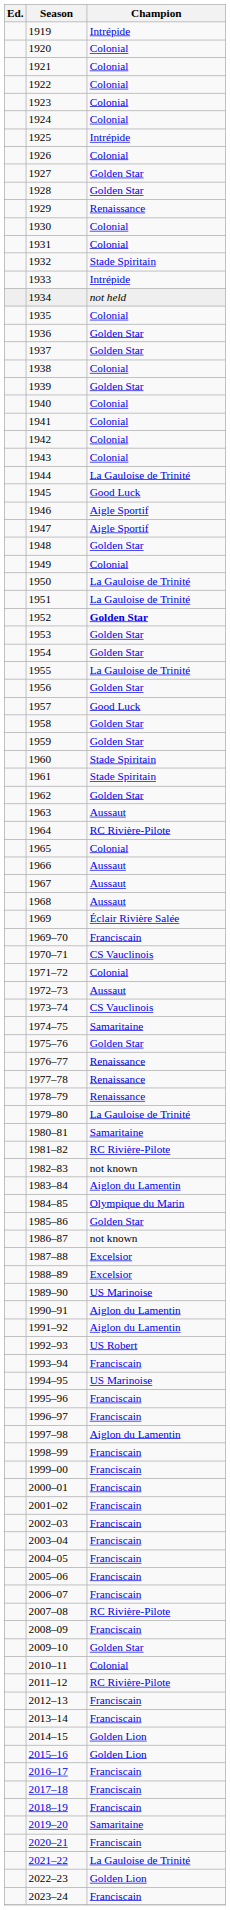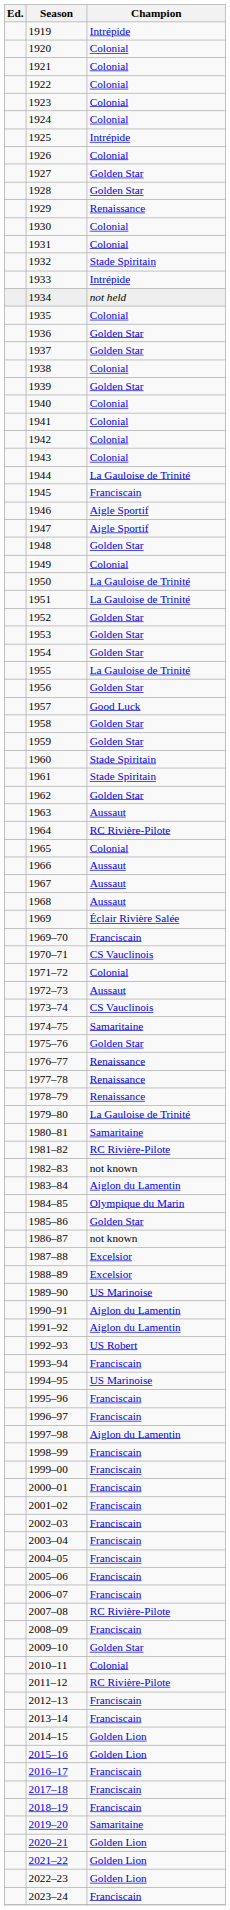(115, 492) Good Luck -> (116, 492) Franciscain
(119, 617) bold -> (117, 617) normal
(116, 1842) Franciscain -> (118, 1842) Golden Lion
(140, 1860) La Gauloise de Trinité -> (118, 1860) Golden Lion
